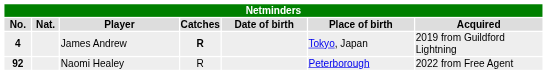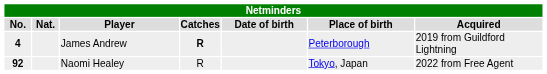(338, 44) Tokyo, Japan -> (339, 44) Peterborough
(339, 63) Peterborough -> (338, 63) Tokyo, Japan
